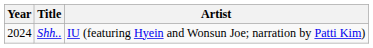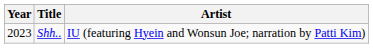(19, 33) 2024 -> (19, 33) 2023
